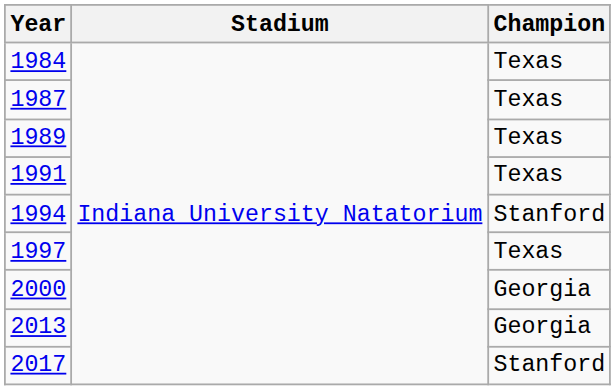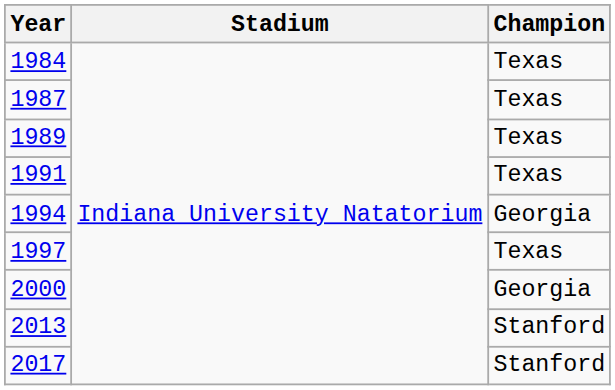(549, 213) Stanford -> (542, 213) Georgia
(542, 327) Georgia -> (549, 327) Stanford
